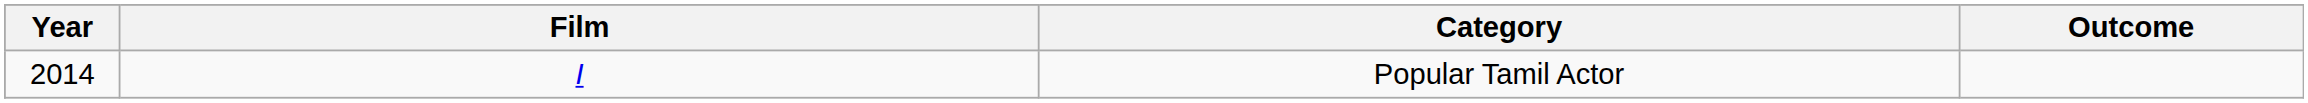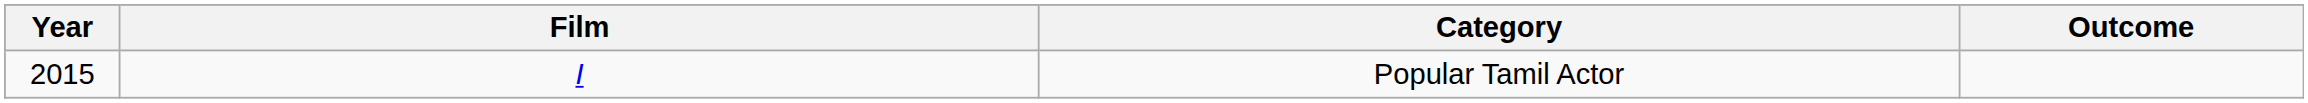(62, 73) 2014 -> (62, 73) 2015
